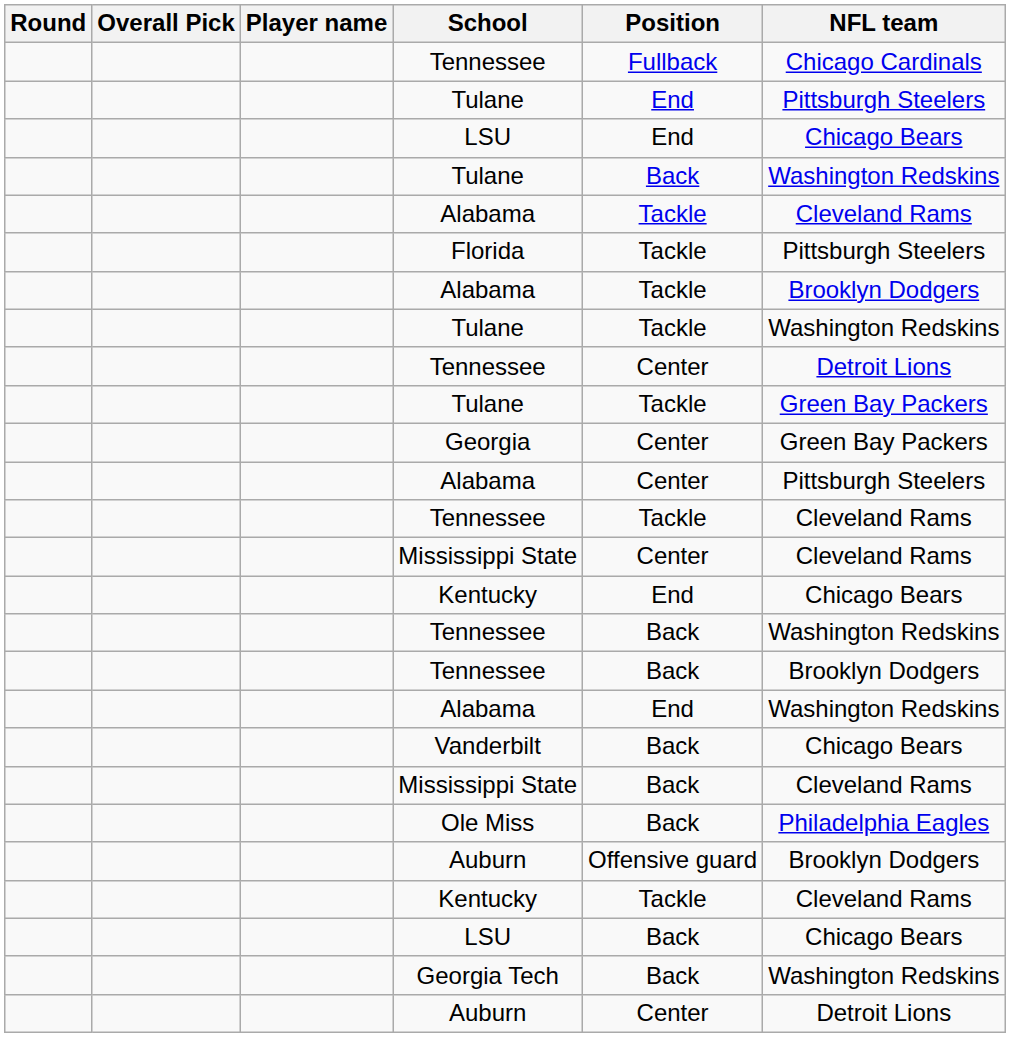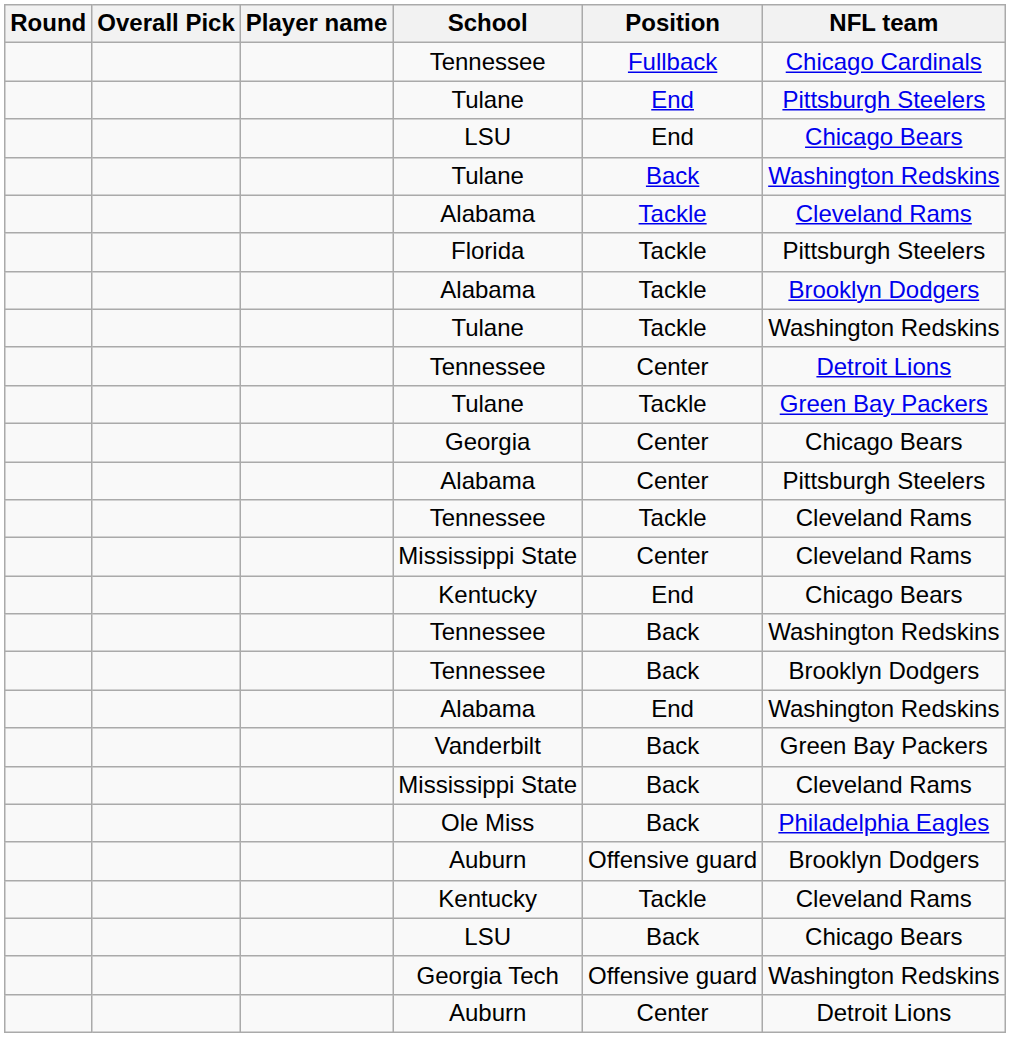(884, 442) Green Bay Packers -> (884, 442) Chicago Bears
(884, 746) Chicago Bears -> (884, 746) Green Bay Packers
(673, 975) Back -> (673, 975) Offensive guard
